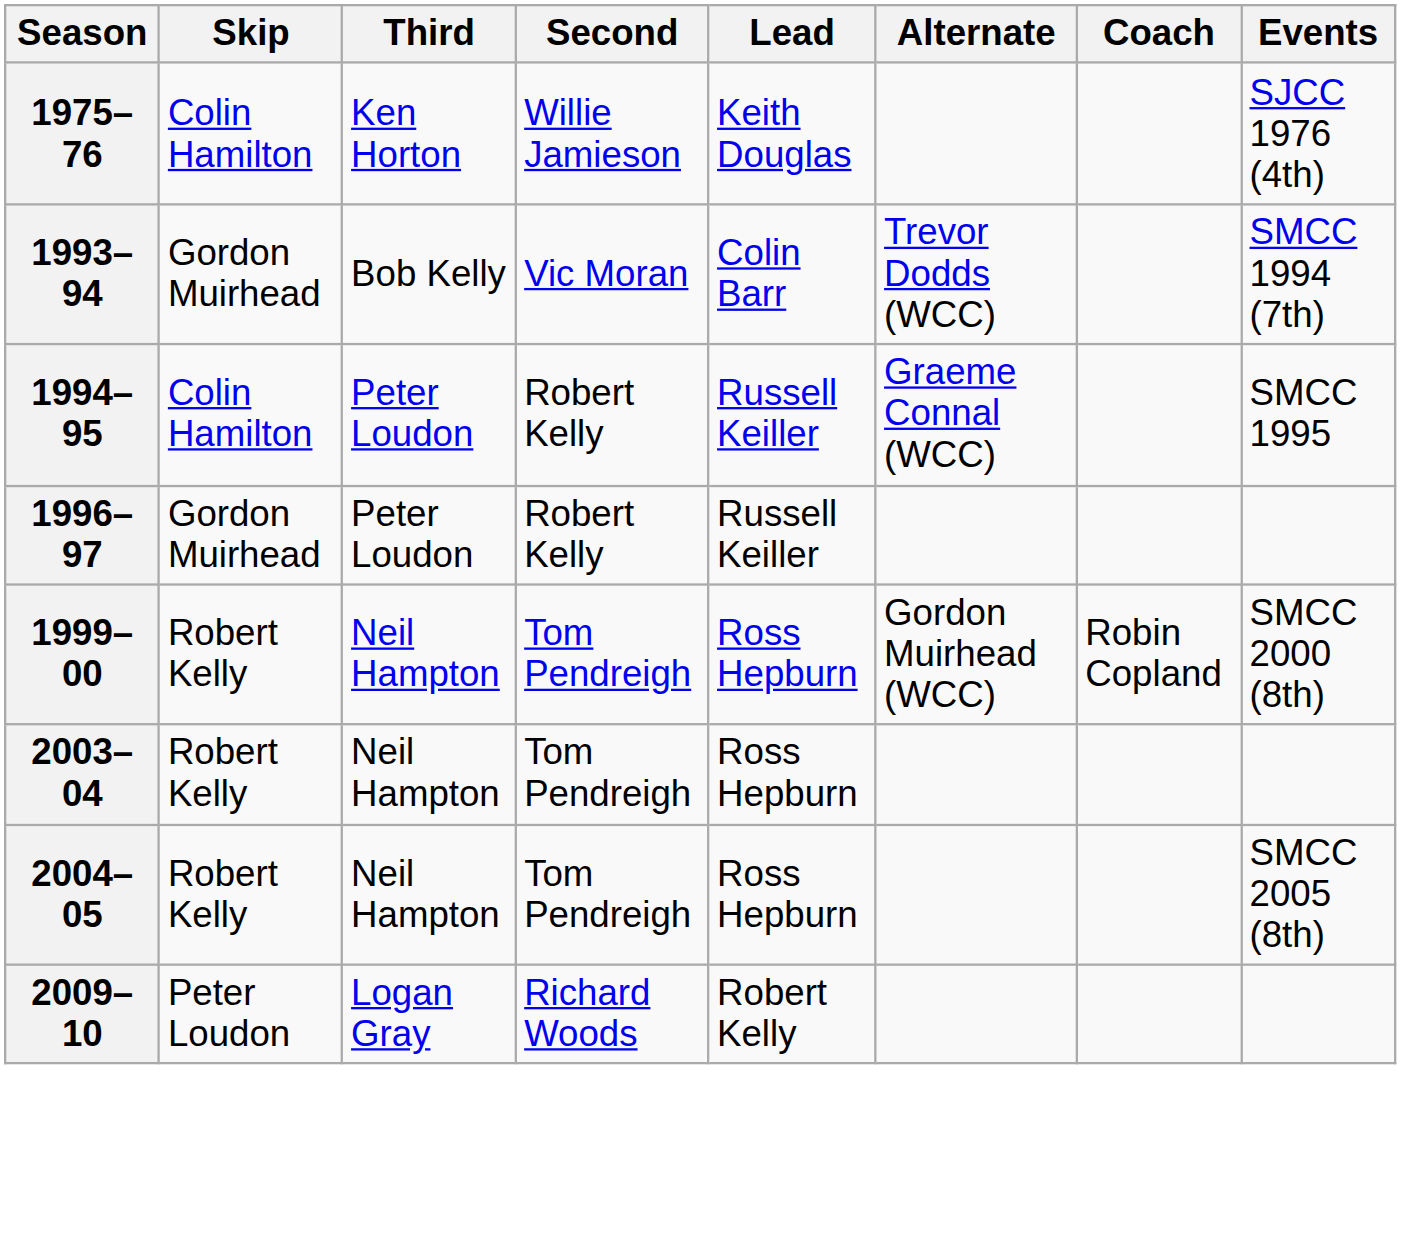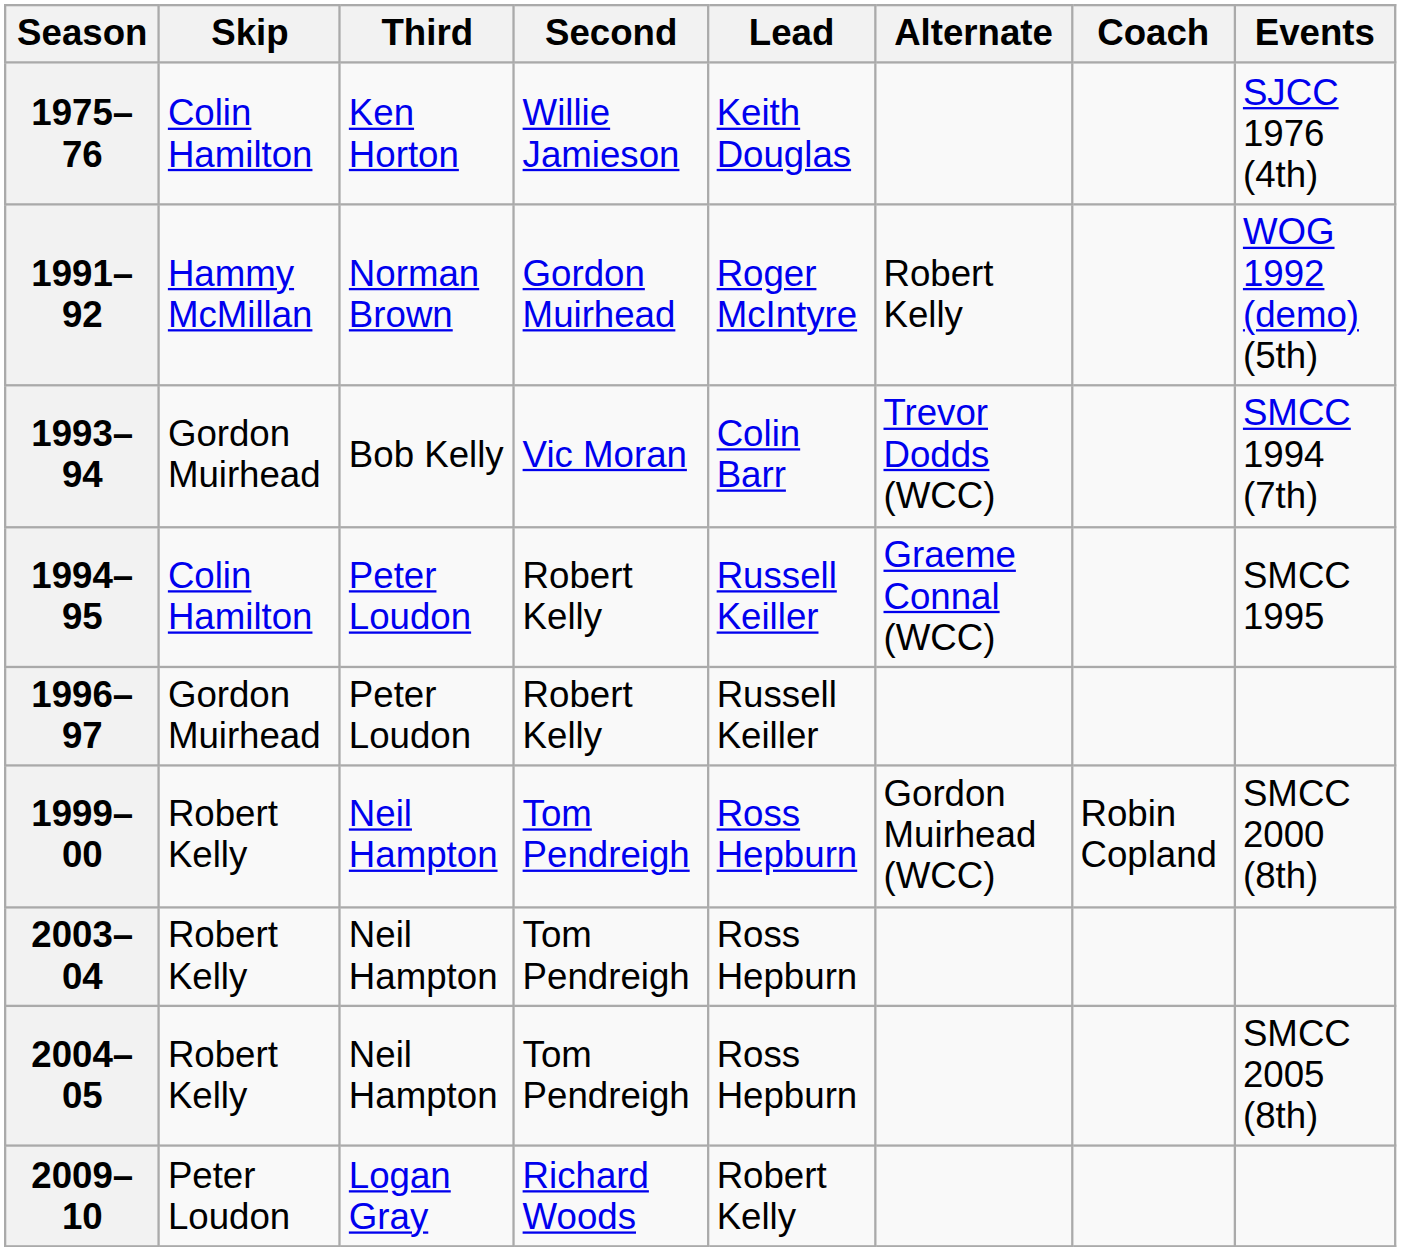+ row: (82, 294)
